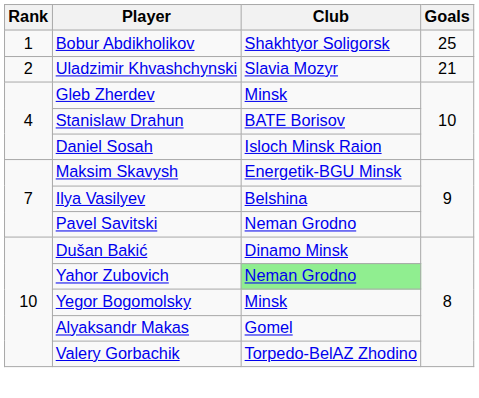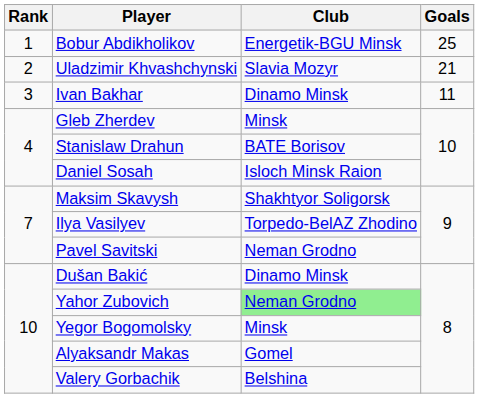(317, 43) Shakhtyor Soligorsk -> (323, 43) Energetik-BGU Minsk
+ row: (99, 95)
(323, 172) Energetik-BGU Minsk -> (317, 198) Shakhtyor Soligorsk
(276, 198) Belshina -> (331, 224) Torpedo-BelAZ Zhodino
(331, 353) Torpedo-BelAZ Zhodino -> (276, 379) Belshina
